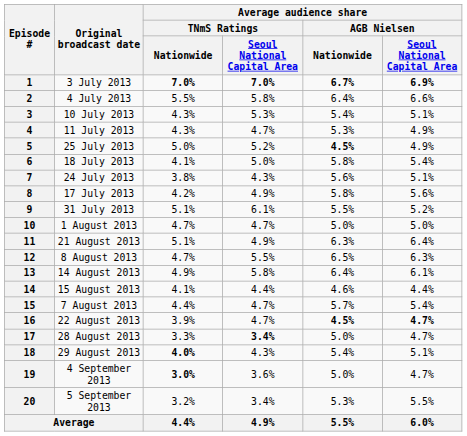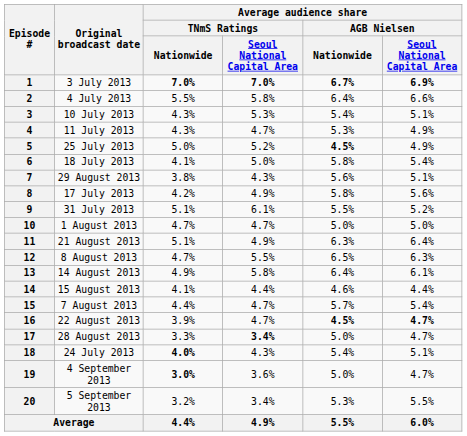(99, 178) 24 July 2013 -> (99, 178) 29 August 2013
(99, 353) 29 August 2013 -> (99, 353) 24 July 2013
